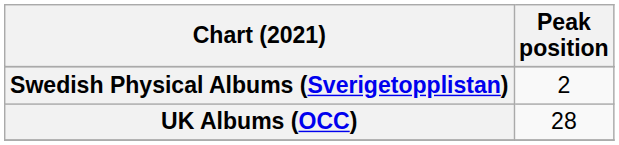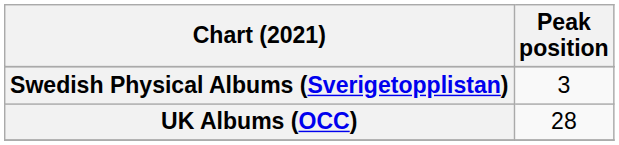(564, 85) 2 -> (564, 85) 3
